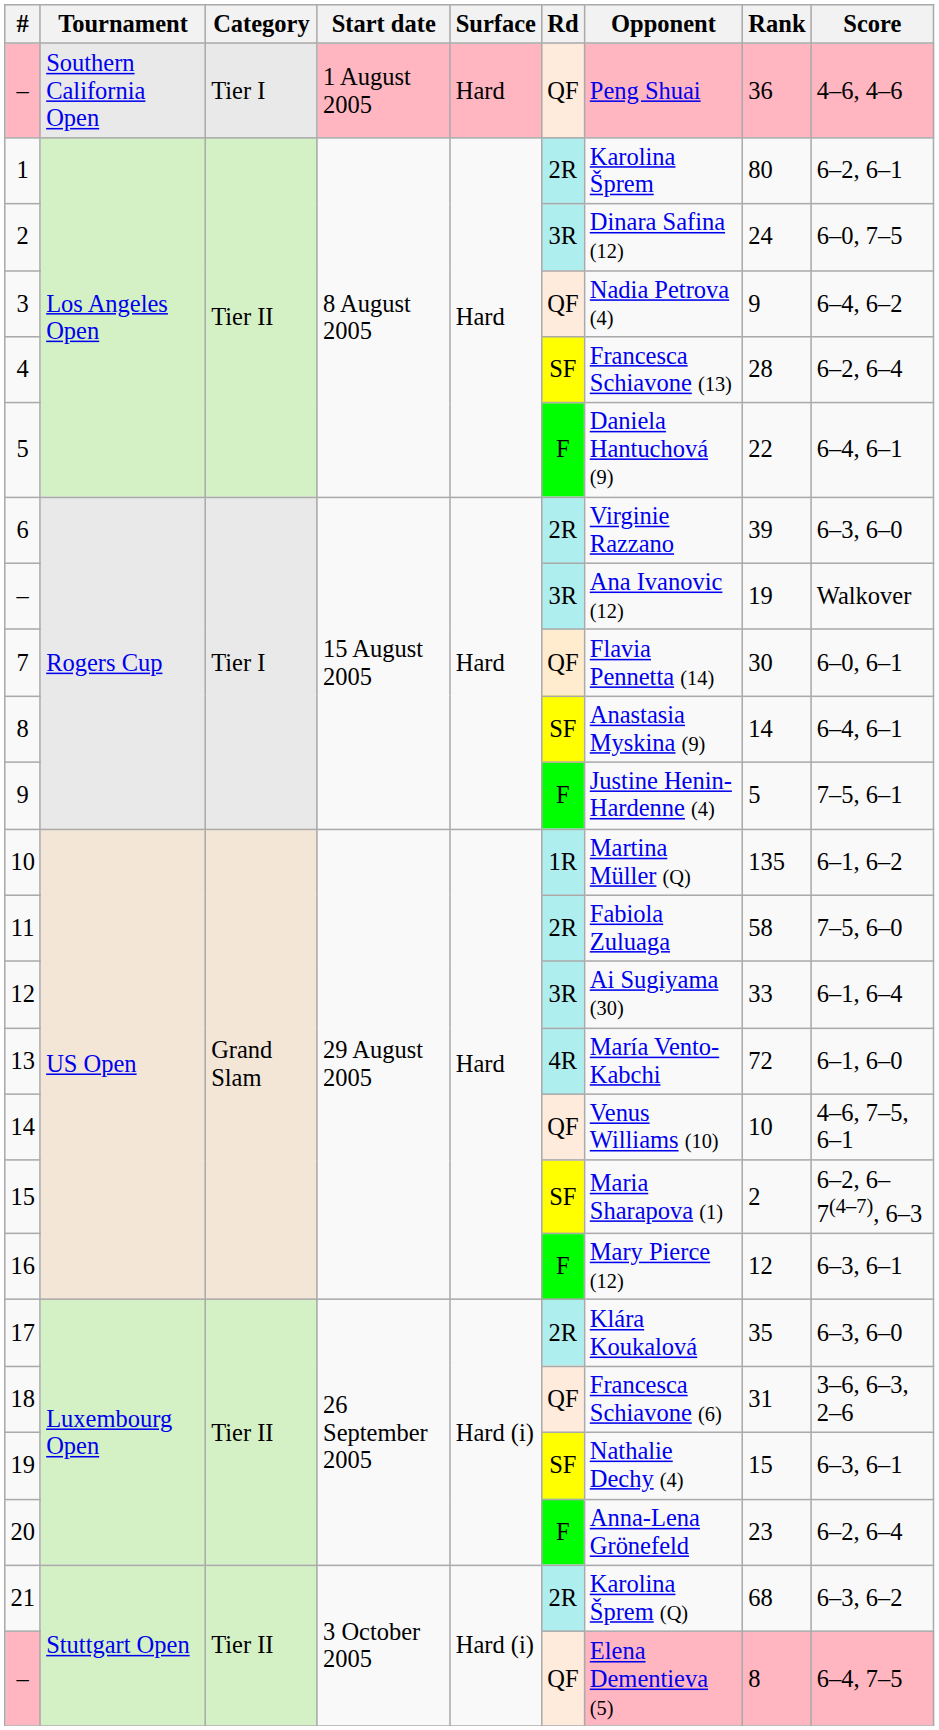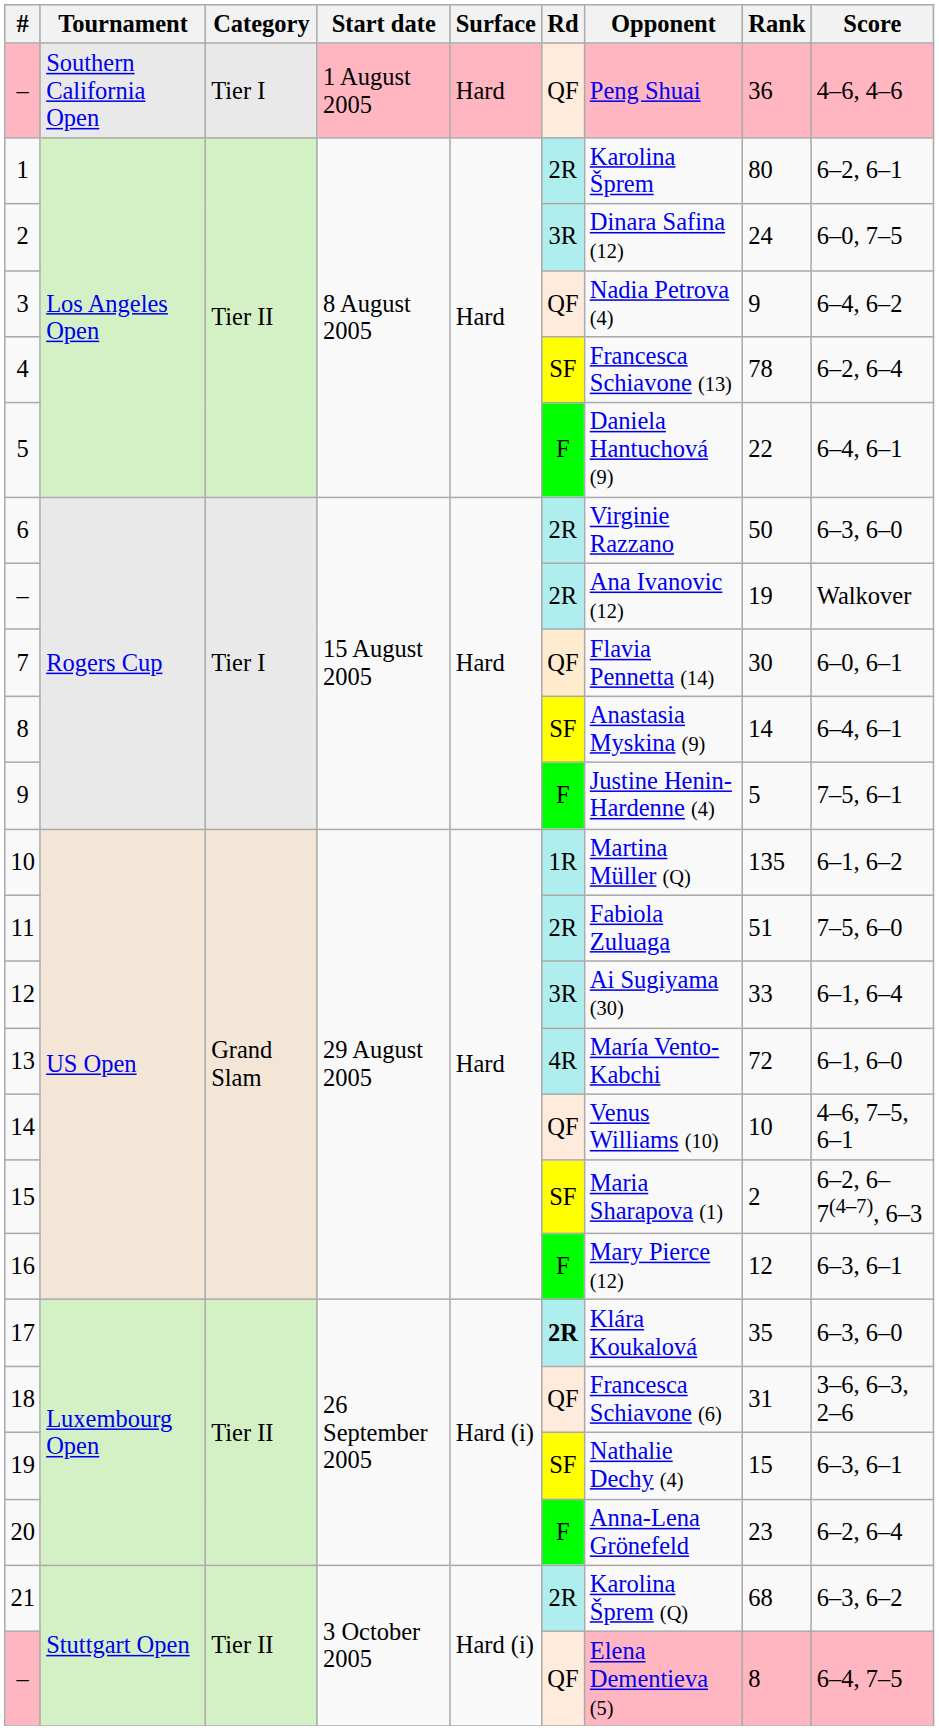(761, 369) 28 -> (761, 369) 78
(761, 529) 39 -> (761, 529) 50
(563, 596) 3R -> (563, 596) 2R
(761, 927) 58 -> (761, 927) 51
(563, 1332) normal -> (563, 1332) bold
